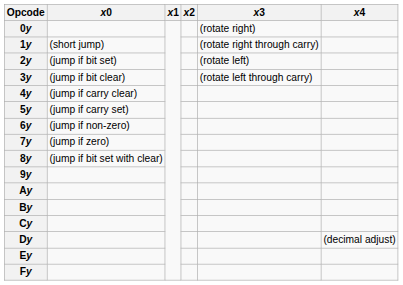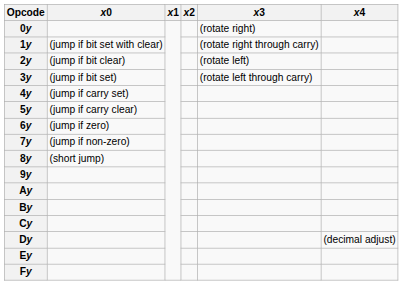(77, 45) (short jump) -> (106, 45) (jump if bit set with clear)
(83, 61) (jump if bit set) -> (87, 61) (jump if bit clear)
(87, 77) (jump if bit clear) -> (83, 77) (jump if bit set)
(93, 93) (jump if carry clear) -> (89, 93) (jump if carry set)
(89, 110) (jump if carry set) -> (93, 110) (jump if carry clear)
(90, 126) (jump if non-zero) -> (79, 126) (jump if zero)
(79, 142) (jump if zero) -> (90, 142) (jump if non-zero)
(106, 158) (jump if bit set with clear) -> (77, 158) (short jump)
